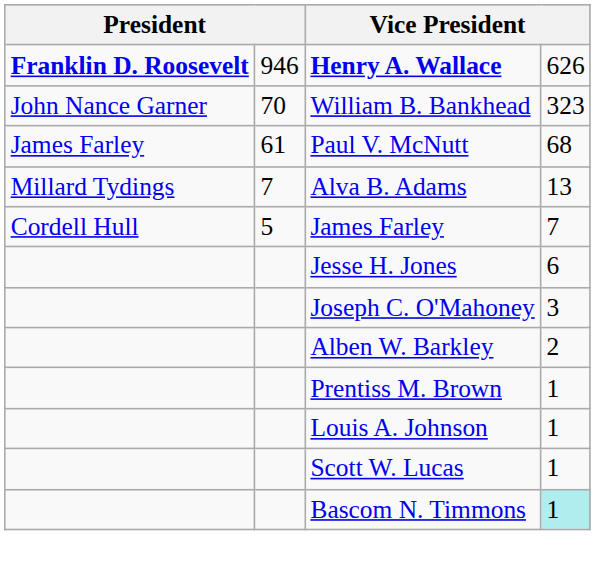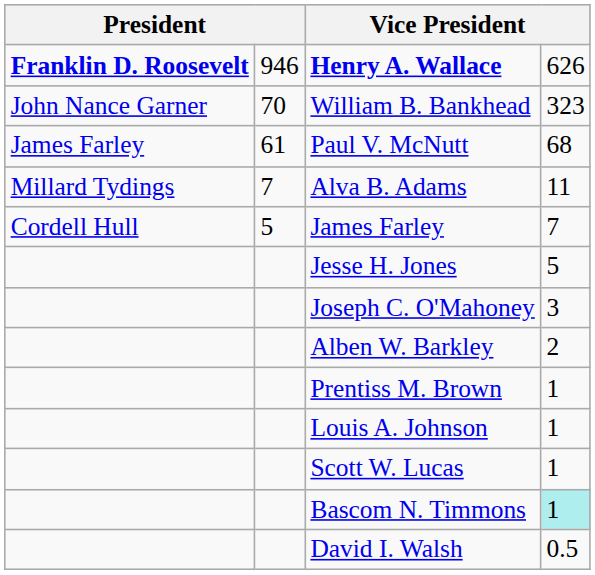(559, 186) 13 -> (559, 186) 11
(553, 266) 6 -> (553, 266) 5
+ row: (387, 549)
